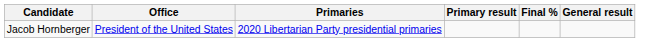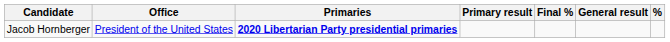+ column: (657, 12)
(340, 29) normal -> (348, 29) bold
